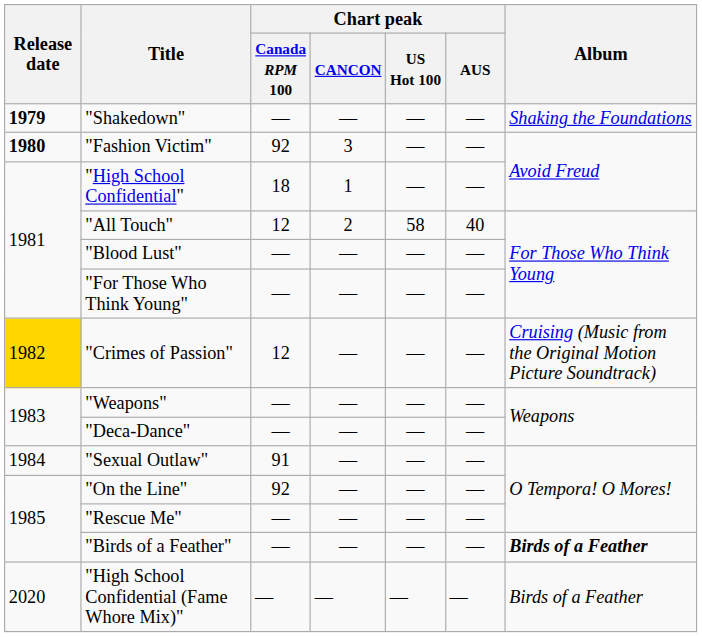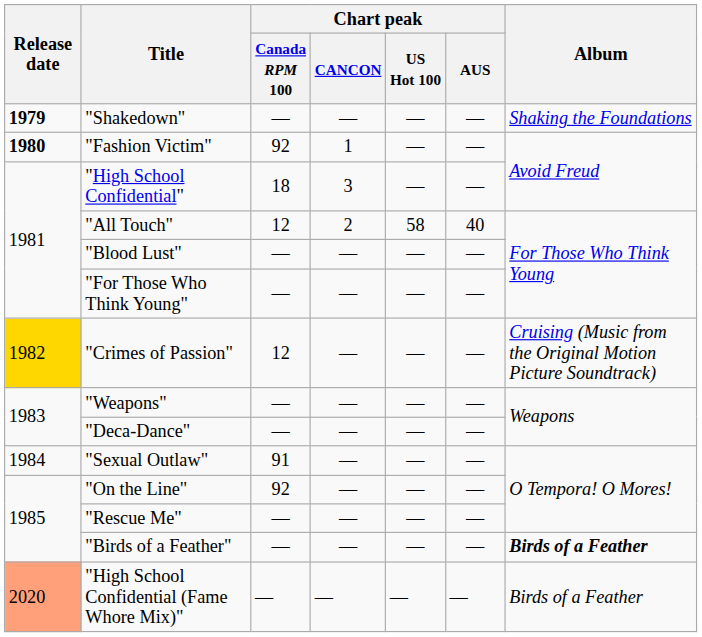(348, 146) 3 -> (348, 146) 1
(348, 185) 1 -> (348, 185) 3
(27, 596) no background -> (27, 596) lightsalmon background
